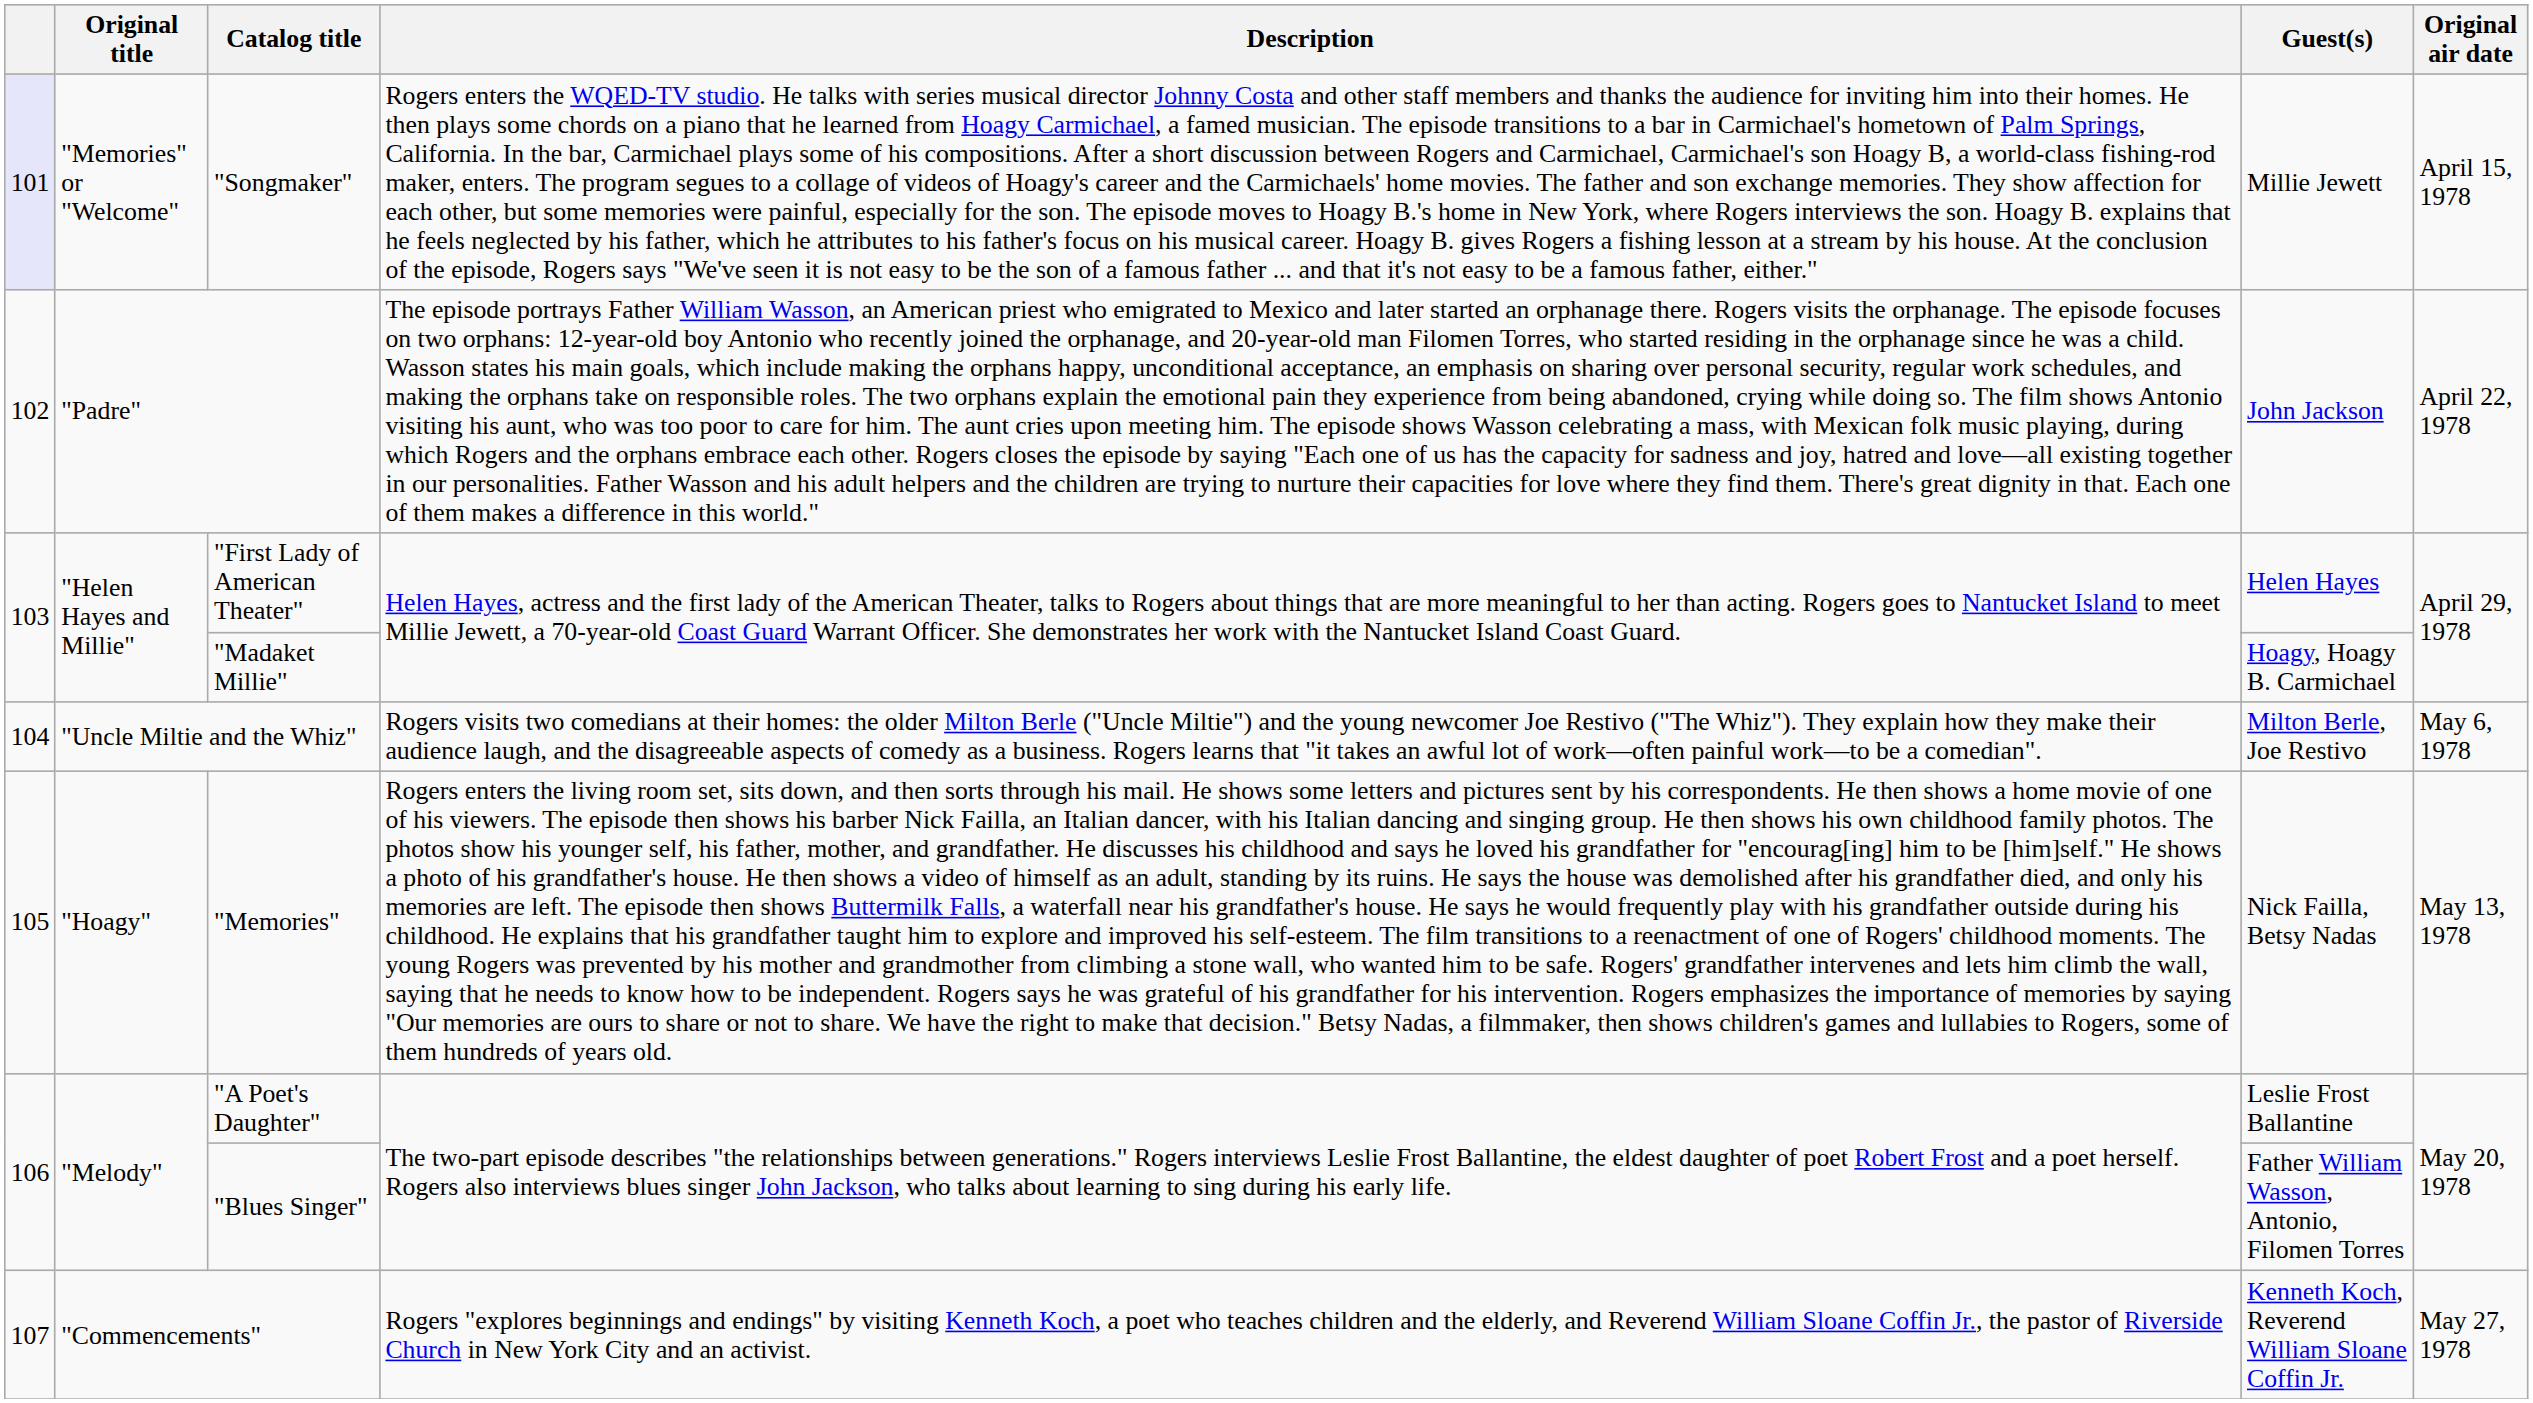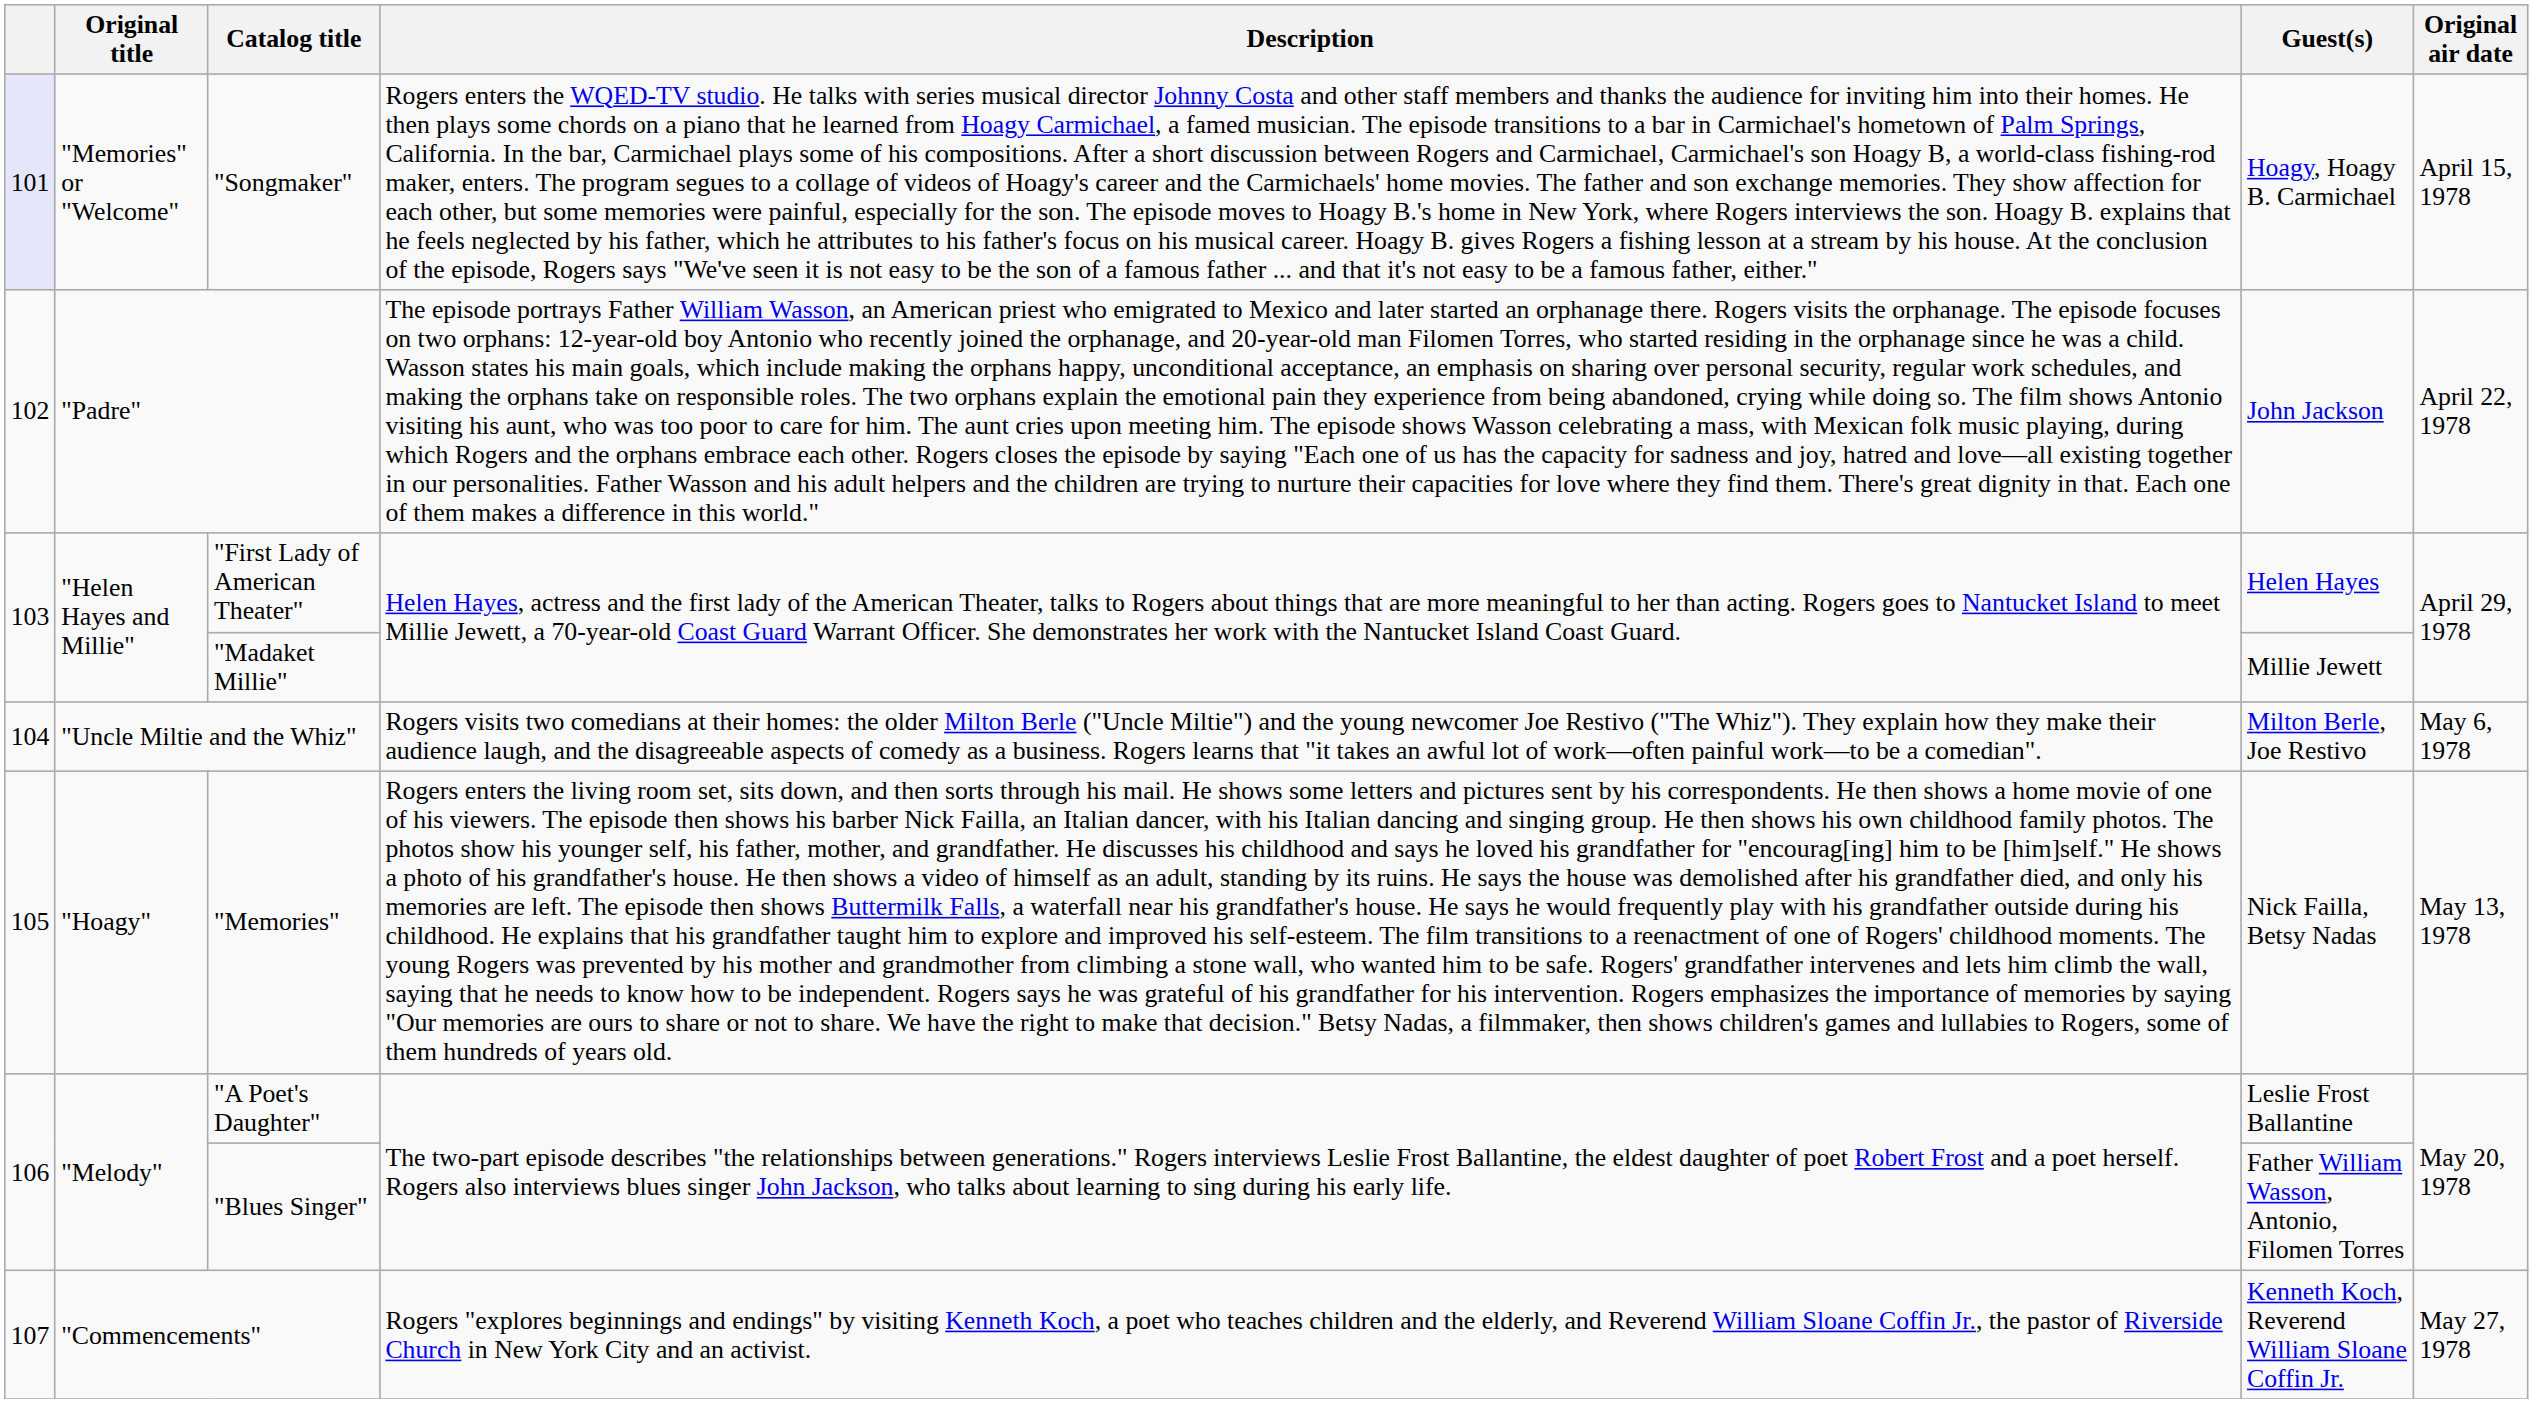(2315, 181) Millie Jewett -> (2321, 181) Hoagy, Hoagy B. Carmichael
(2321, 666) Hoagy, Hoagy B. Carmichael -> (2315, 666) Millie Jewett
